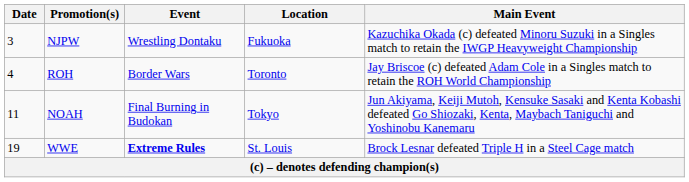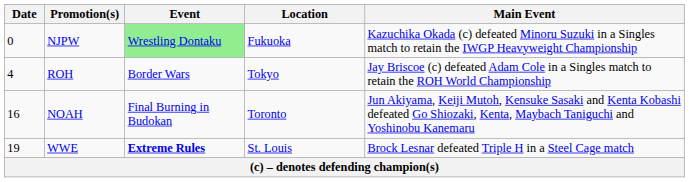(10, 40) 3 -> (10, 40) 0
(174, 40) no background -> (174, 40) lightgreen background
(267, 74) Toronto -> (263, 74) Tokyo
(13, 114) 11 -> (13, 114) 16
(263, 114) Tokyo -> (267, 114) Toronto
